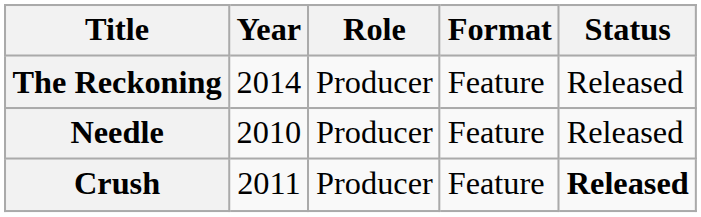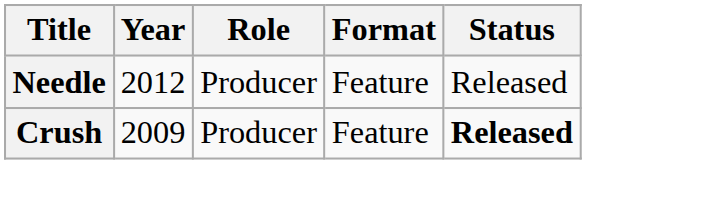- row: (117, 81)
(269, 132) 2010 -> (153, 81) 2012
(269, 183) 2011 -> (153, 132) 2009
